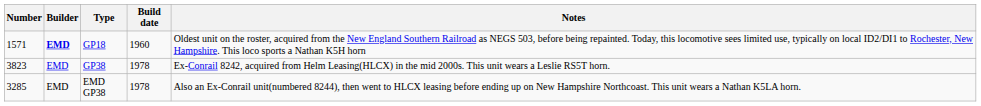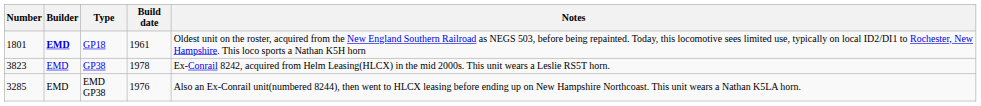(17, 44) 1571 -> (17, 44) 1801
(139, 44) 1960 -> (139, 44) 1961
(139, 87) 1978 -> (139, 87) 1976
